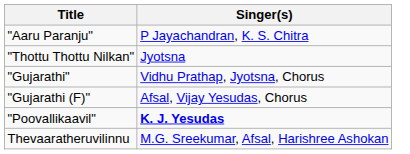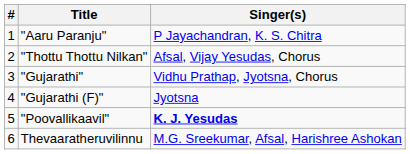+ column: (11, 15)
(163, 56) Jyotsna -> (237, 56) Afsal, Vijay Yesudas, Chorus
(224, 98) Afsal, Vijay Yesudas, Chorus -> (176, 98) Jyotsna
